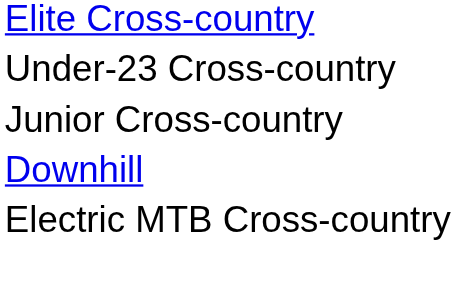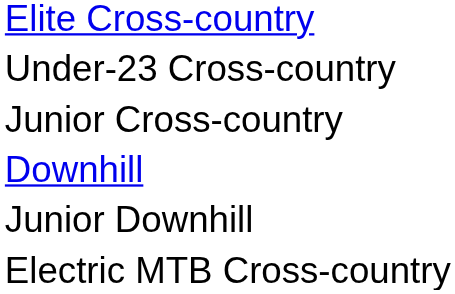+ row: (129, 220)
